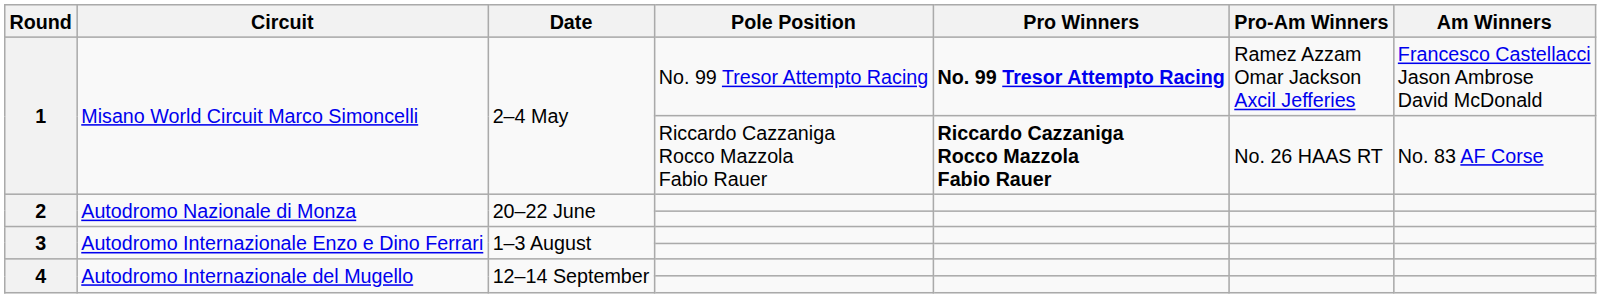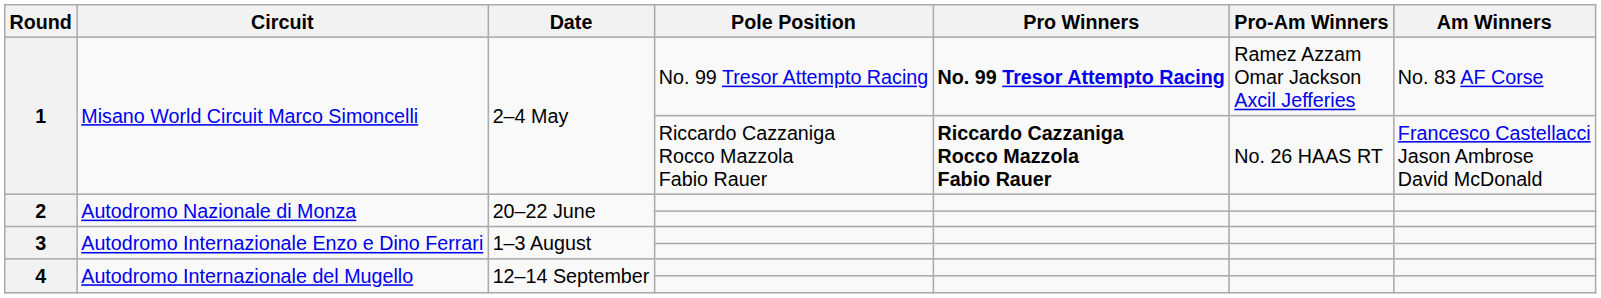(1494, 76) Francesco Castellacci Jason Ambrose David McDonald -> (1471, 76) No. 83 AF Corse
(1471, 155) No. 83 AF Corse -> (1494, 155) Francesco Castellacci Jason Ambrose David McDonald
